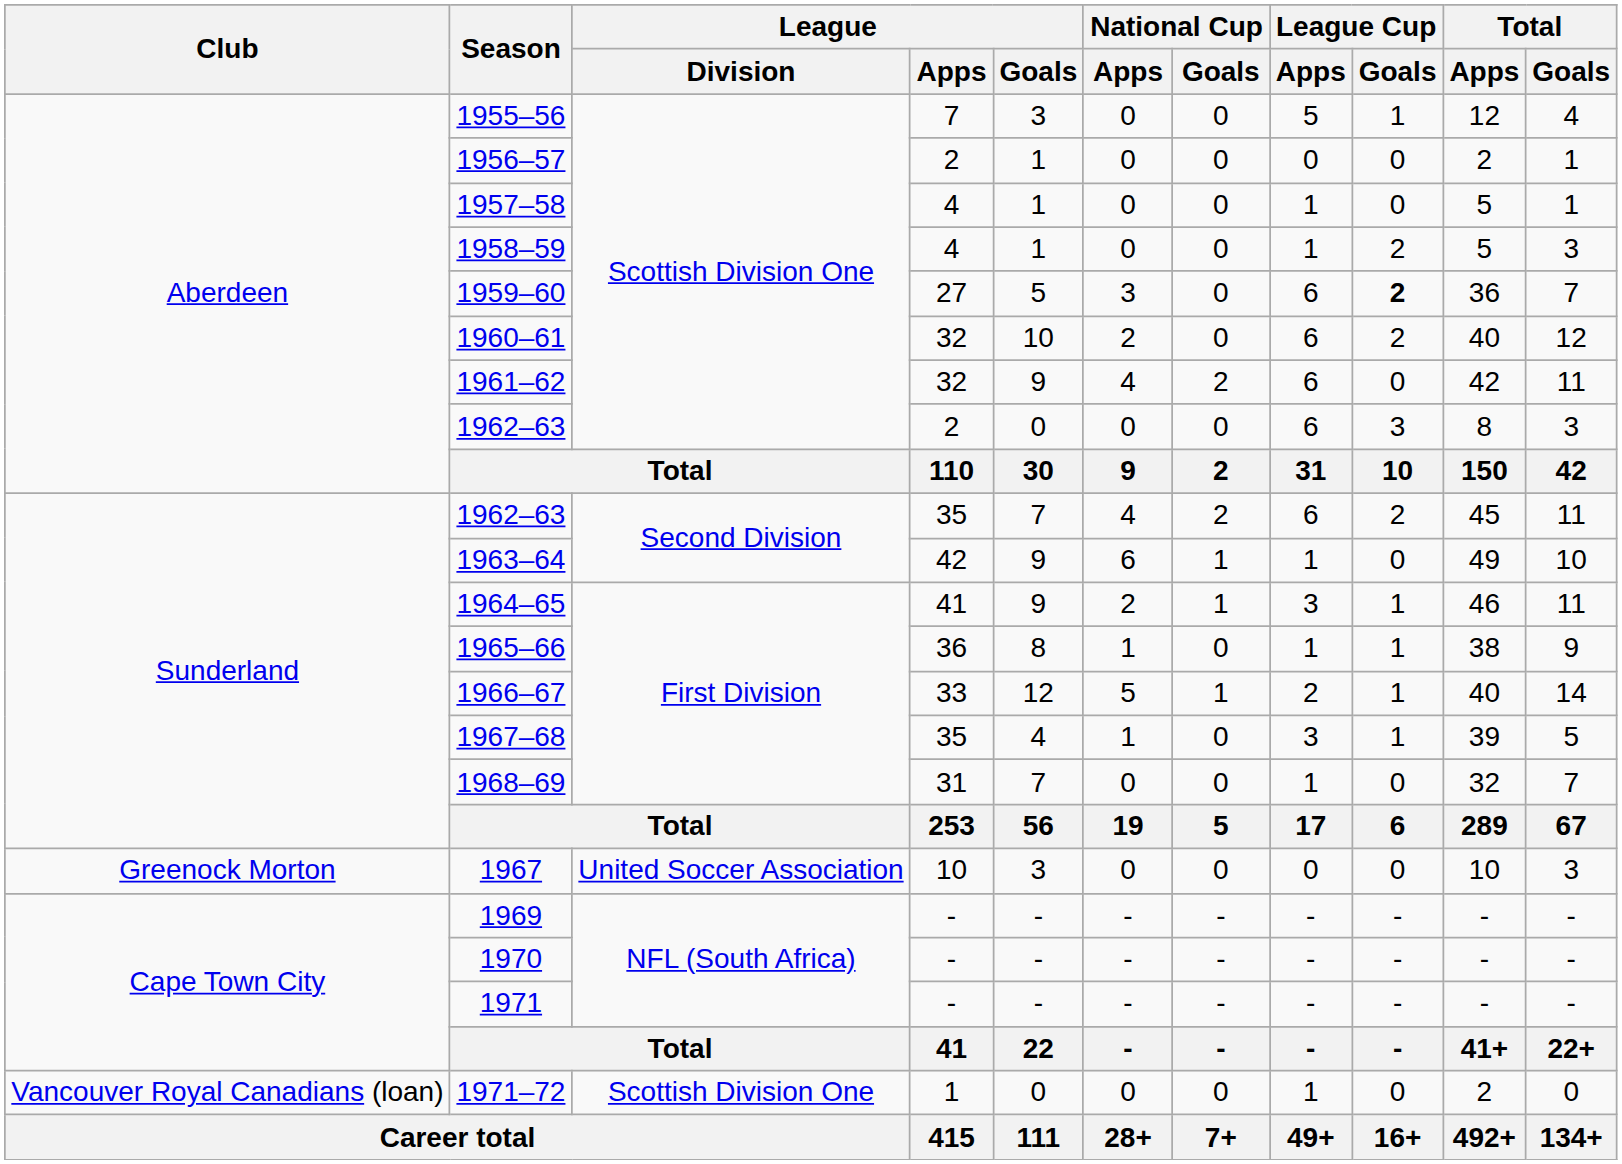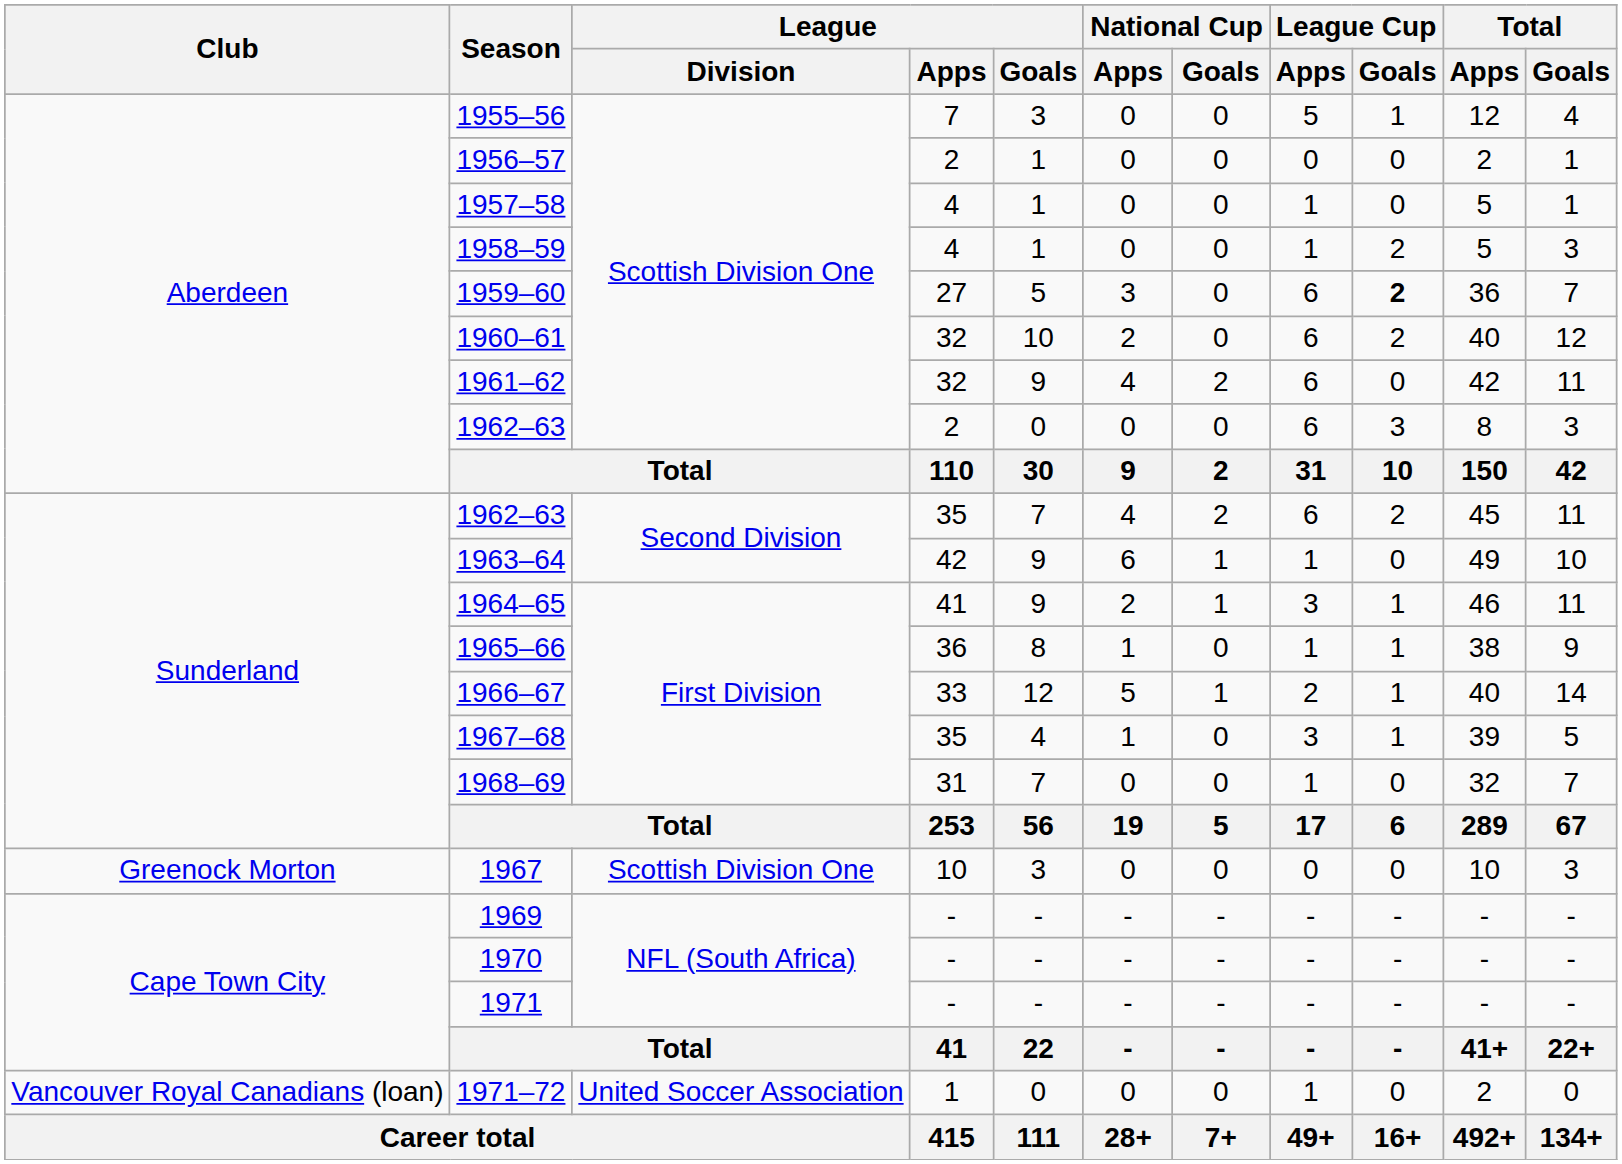(741, 870) United Soccer Association -> (741, 870) Scottish Division One
(741, 1092) Scottish Division One -> (741, 1092) United Soccer Association
